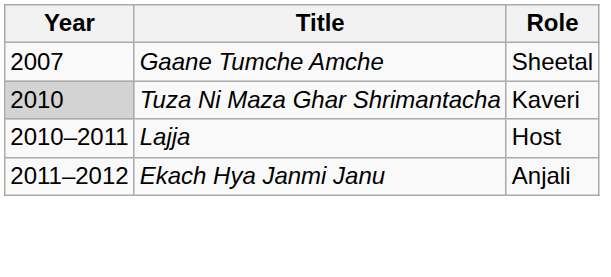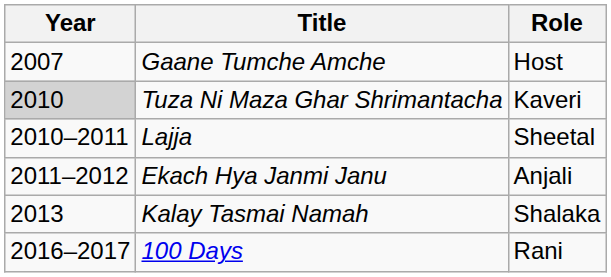(552, 61) Sheetal -> (538, 61) Host
(536, 137) Host -> (554, 137) Sheetal
+ row: (255, 213)
+ row: (192, 251)
